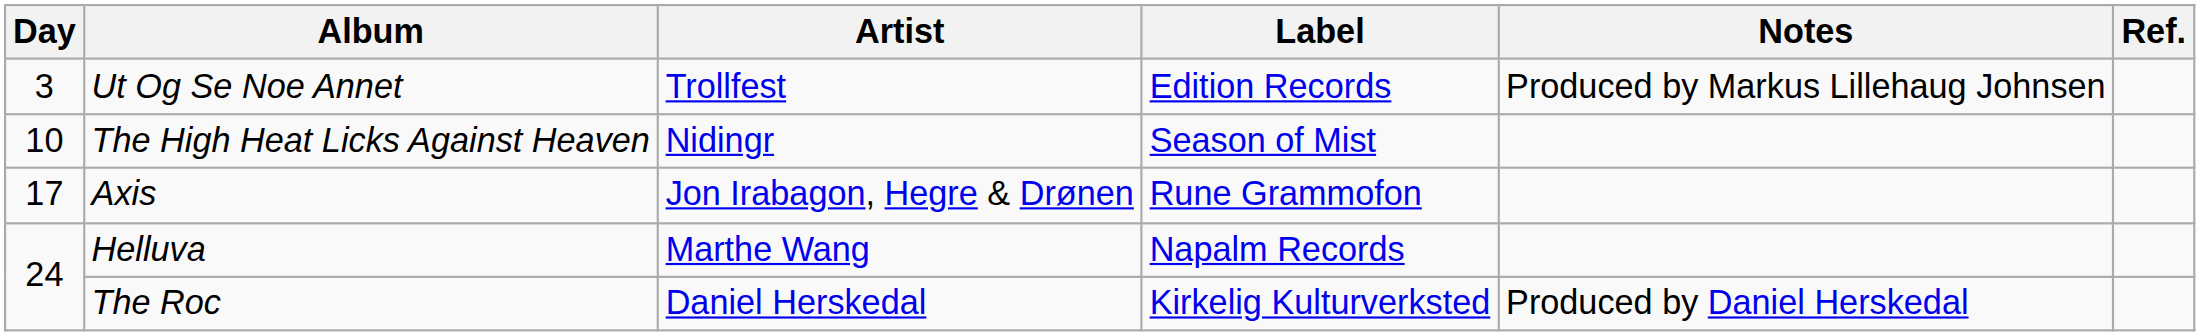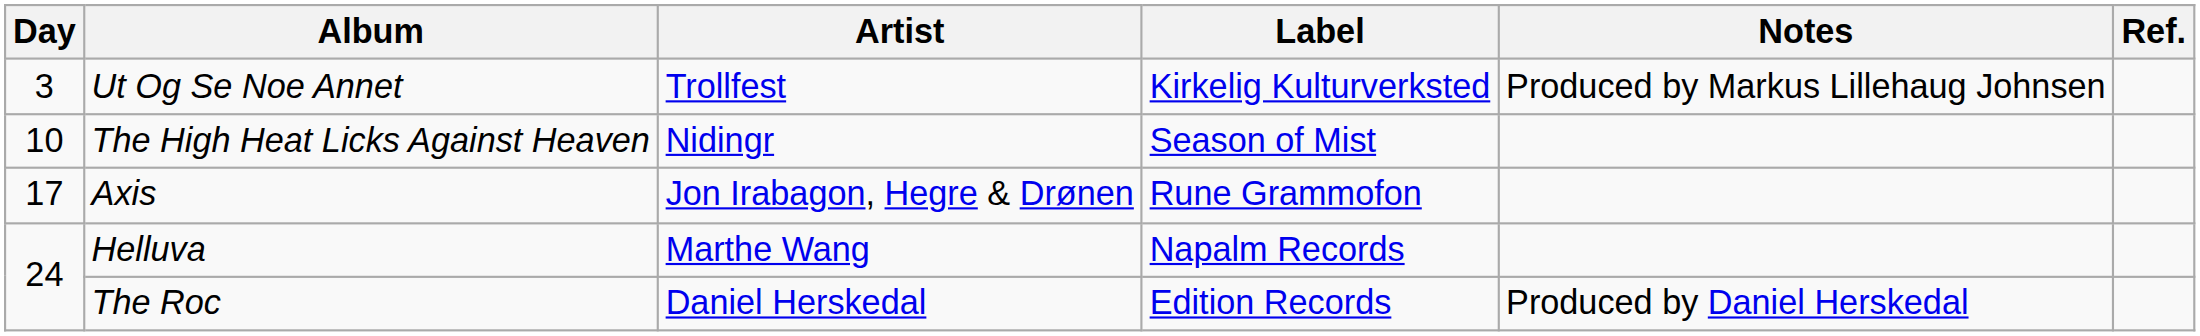(1270, 85) Edition Records -> (1320, 85) Kirkelig Kulturverksted
(1320, 303) Kirkelig Kulturverksted -> (1270, 303) Edition Records
